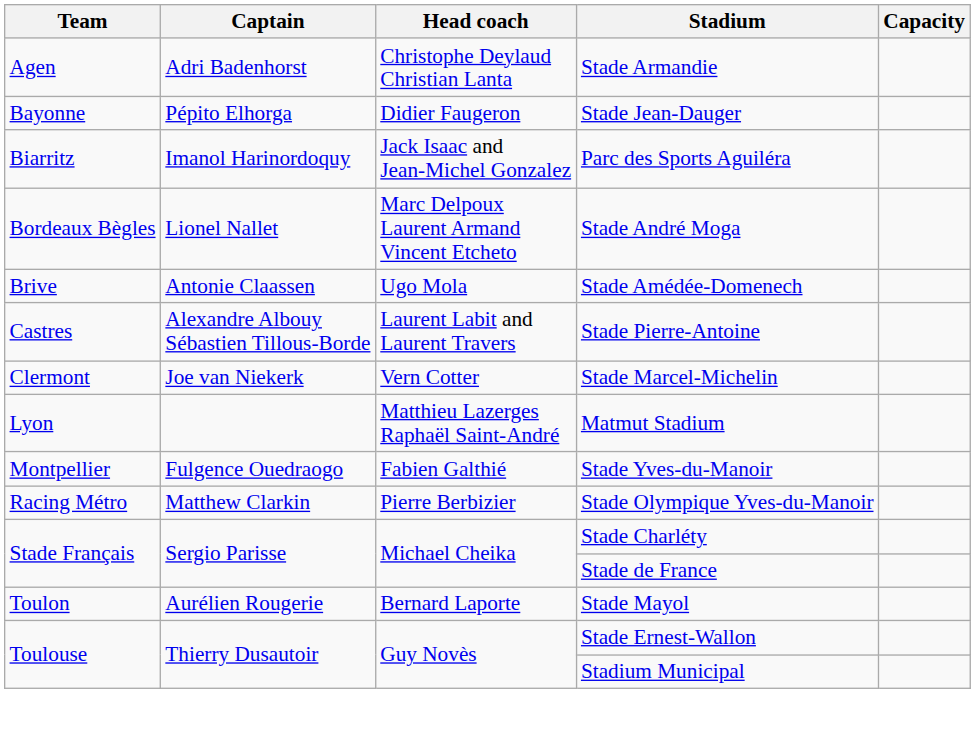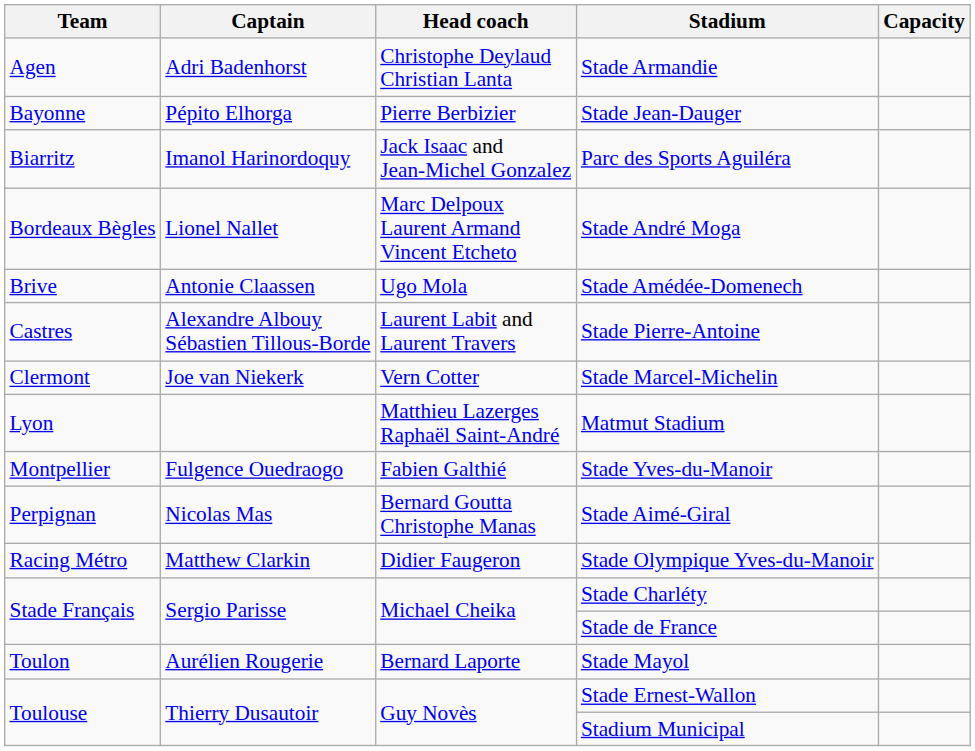(450, 112) Didier Faugeron -> (448, 112) Pierre Berbizier
+ row: (656, 514)
(448, 502) Pierre Berbizier -> (450, 560) Didier Faugeron
